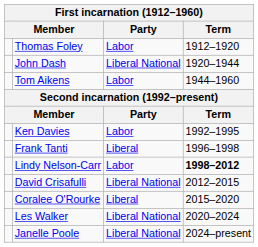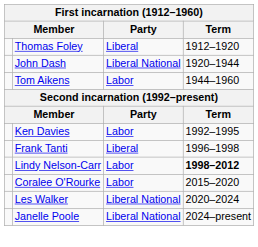(120, 47) Labor -> (122, 47) Liberal
- row: (50, 183)
(122, 200) Liberal -> (120, 183) Labor
